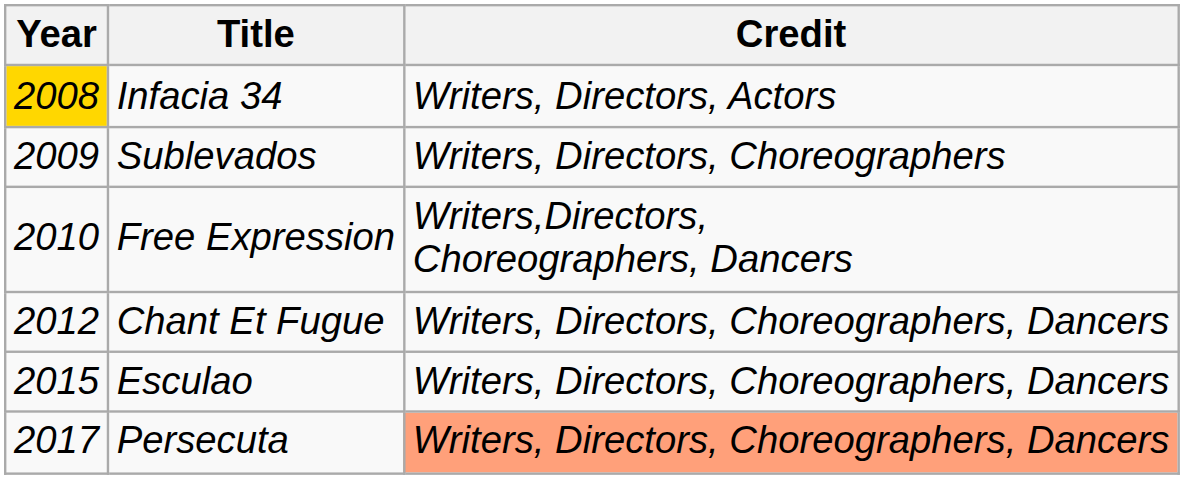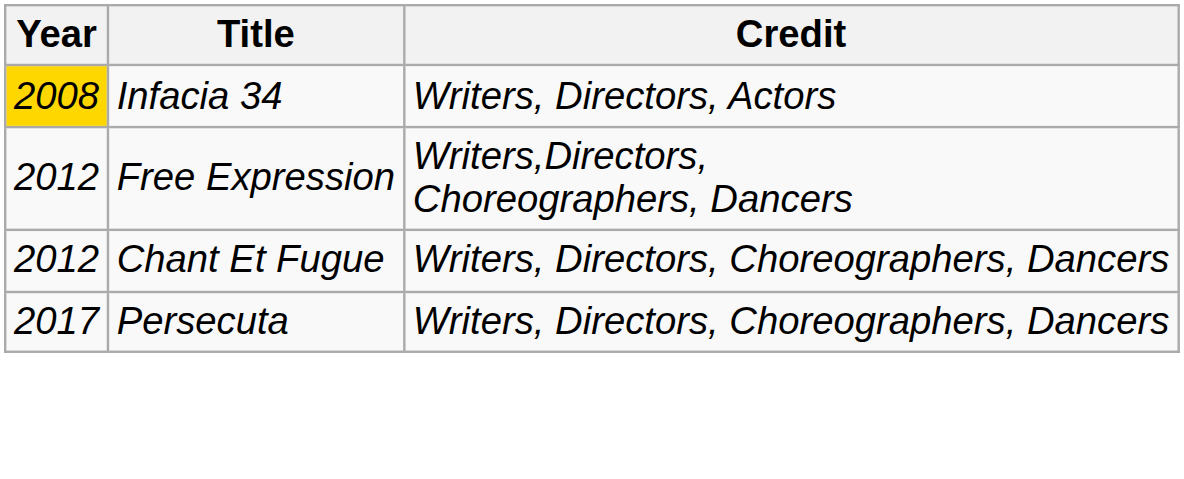- row: (217, 156)
(57, 238) 2010 -> (57, 177) 2012
- row: (185, 381)
(791, 441) lightsalmon background -> (791, 320) no background
